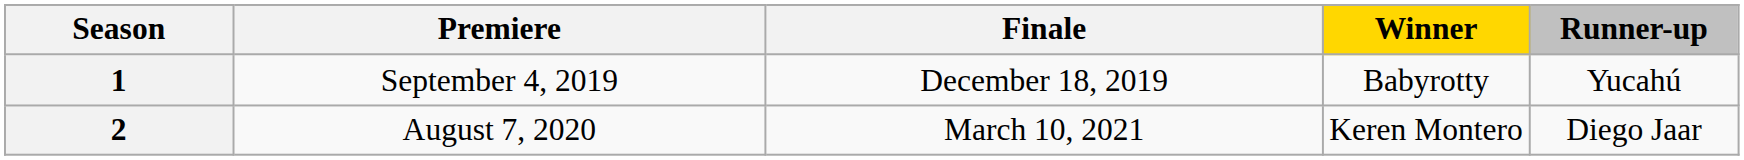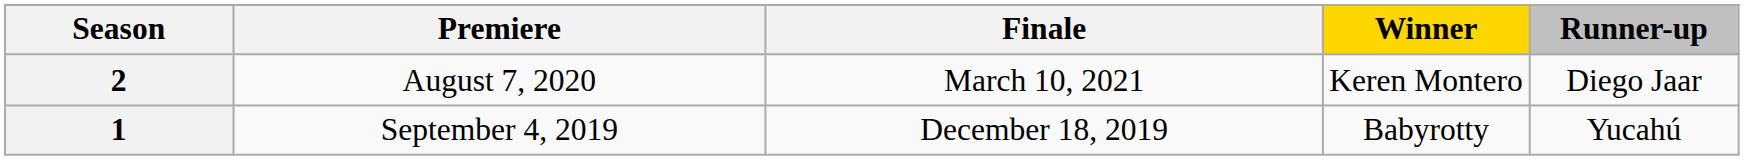rows swapped: (119, 79) <-> (119, 129)
